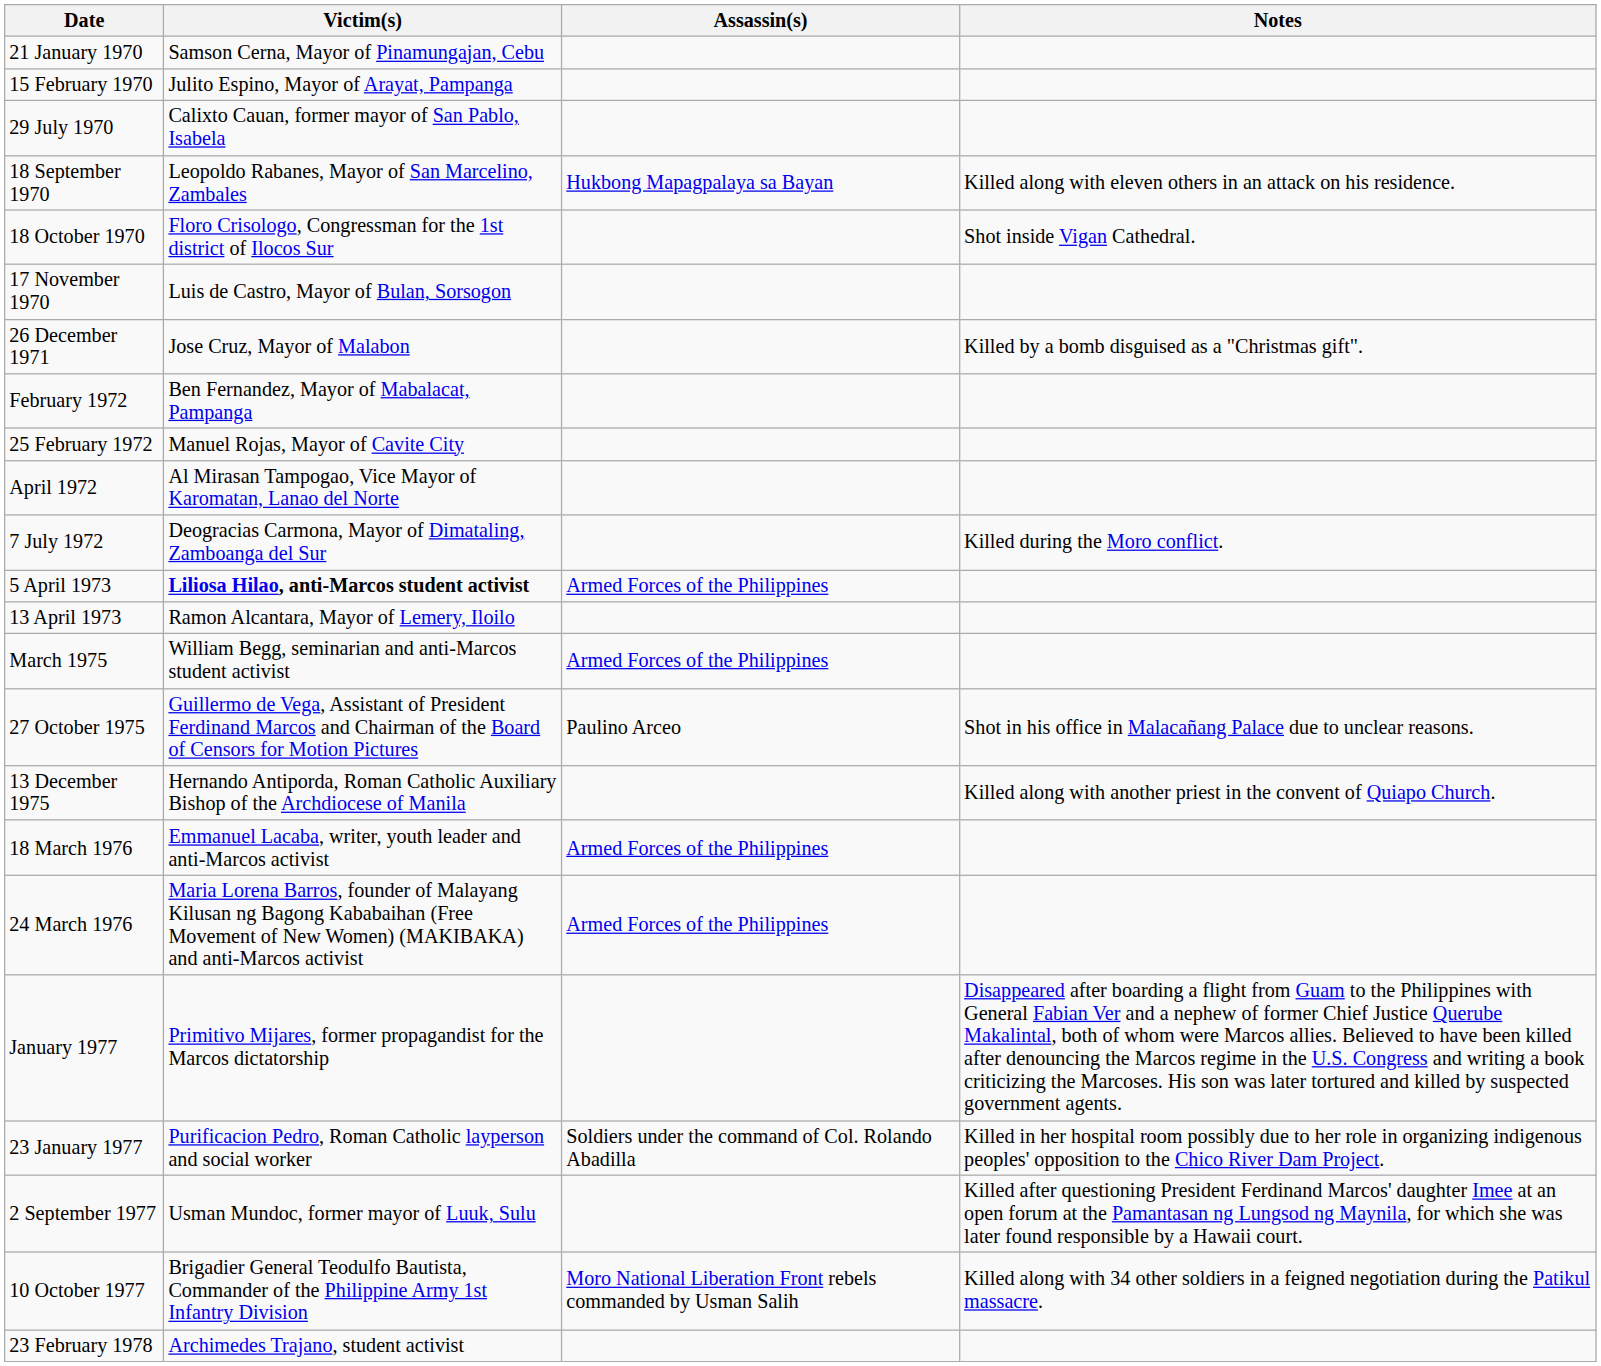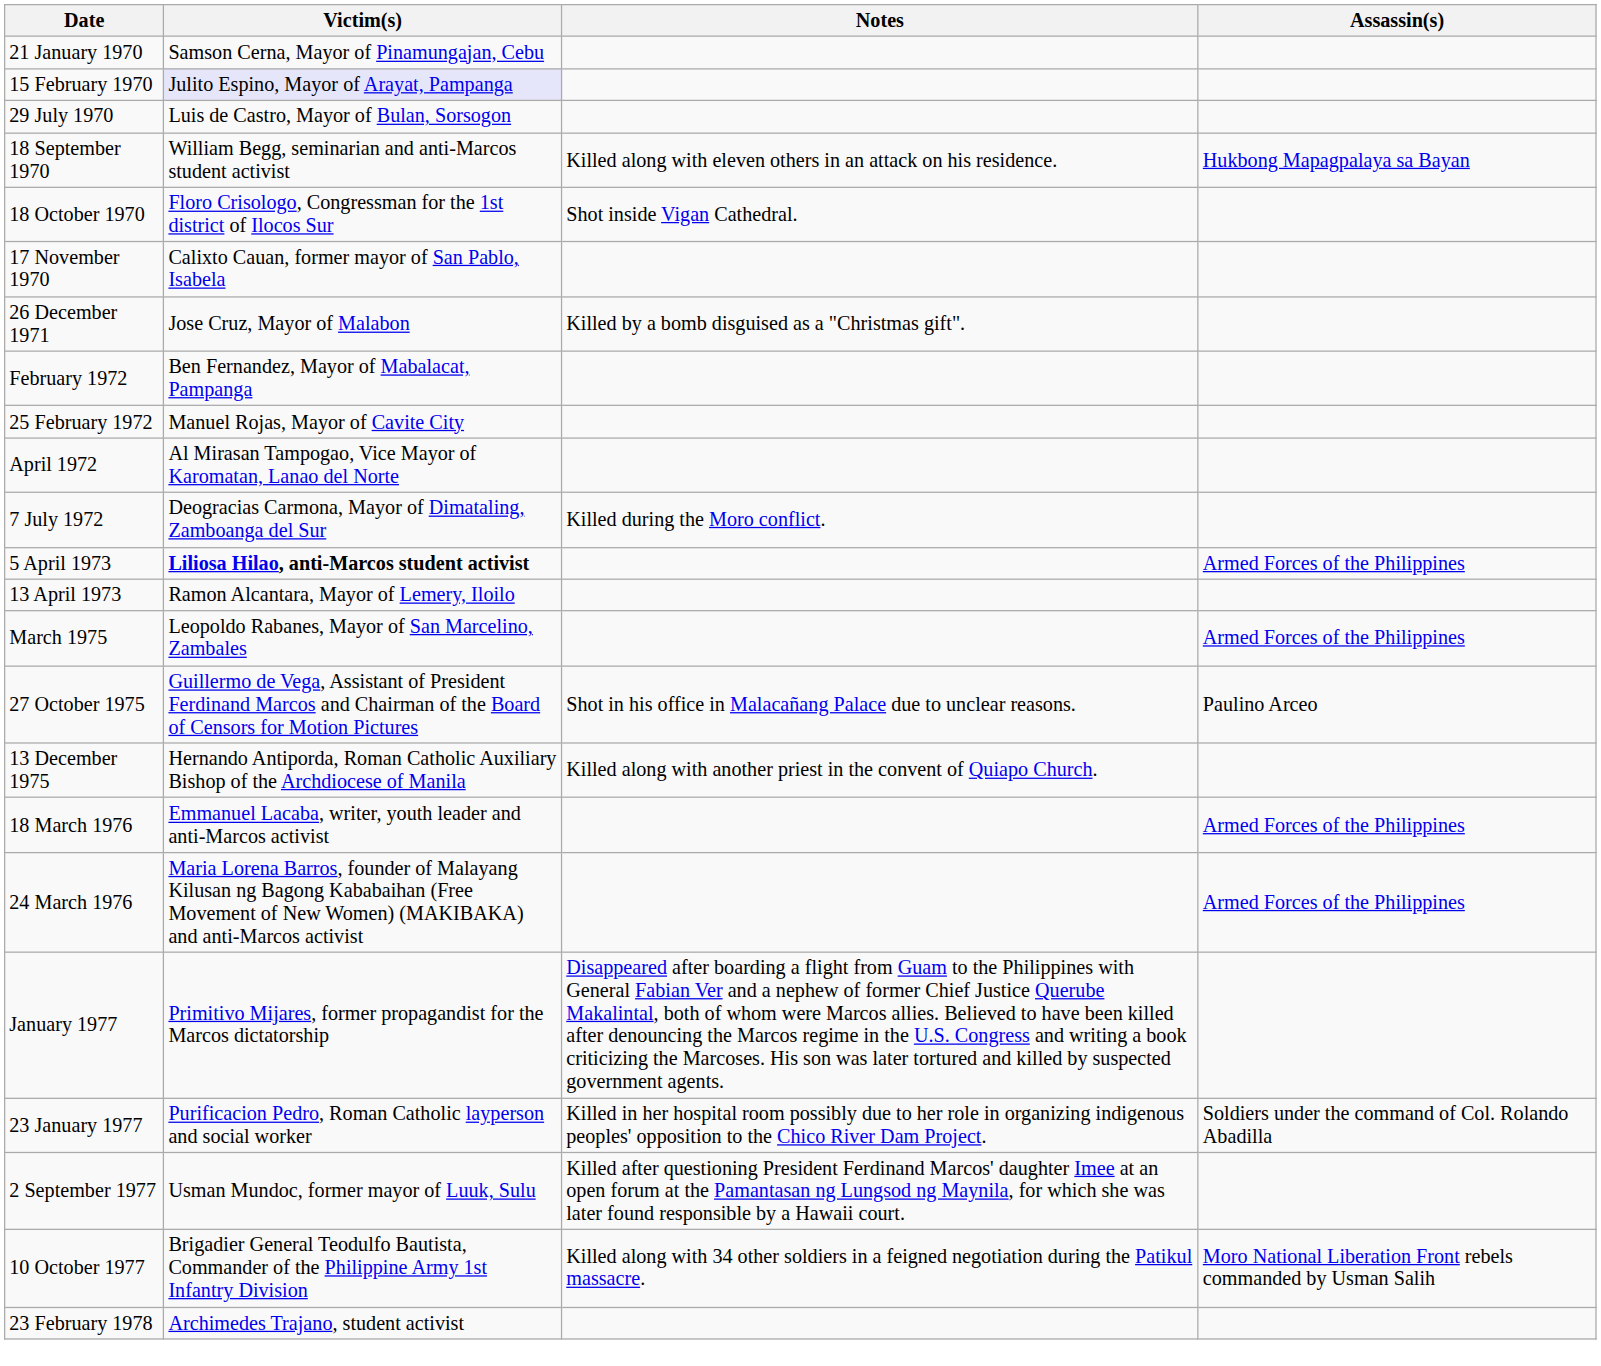columns swapped: (761, 20) <-> (1278, 20)
(341, 84) no background -> (341, 84) lavender background
(344, 127) Calixto Cauan, former mayor of San Pablo, Isabela -> (340, 116) Luis de Castro, Mayor of Bulan, Sorsogon
(351, 182) Leopoldo Rabanes, Mayor of San Marcelino, Zambales -> (342, 159) William Begg, seminarian and anti-Marcos student activist
(340, 291) Luis de Castro, Mayor of Bulan, Sorsogon -> (344, 269) Calixto Cauan, former mayor of San Pablo, Isabela
(342, 660) William Begg, seminarian and anti-Marcos student activist -> (351, 638) Leopoldo Rabanes, Mayor of San Marcelino, Zambales
